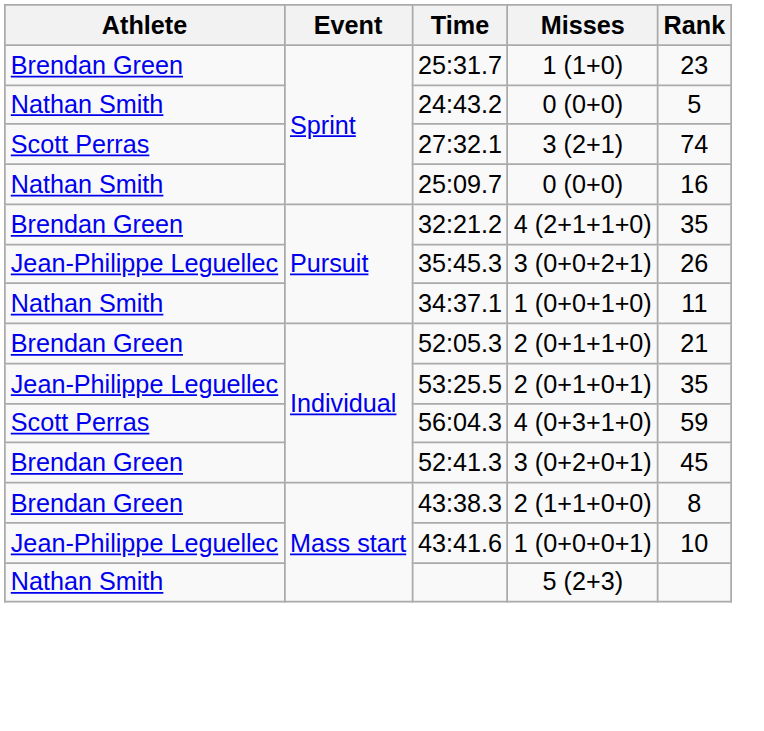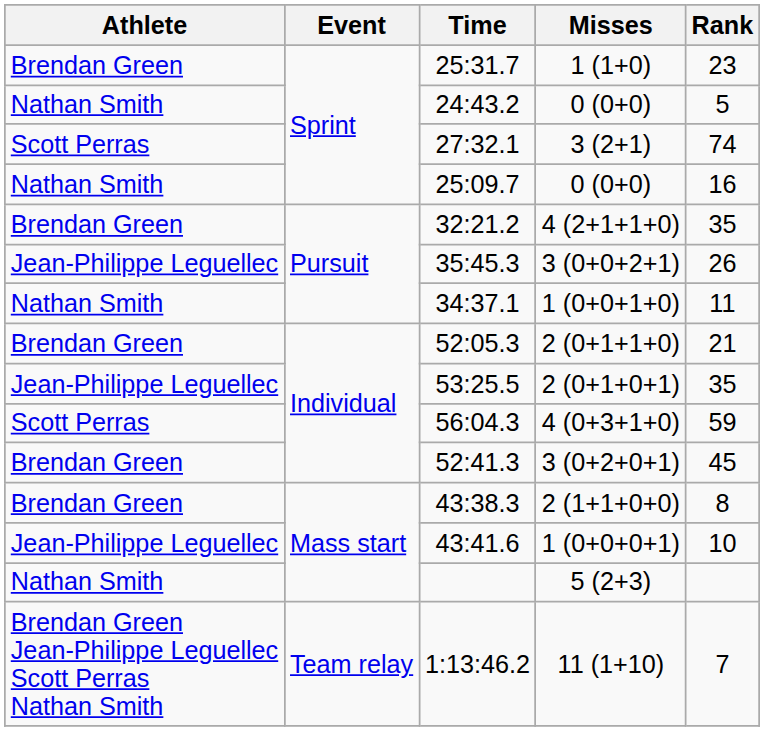+ row: (478, 664)
